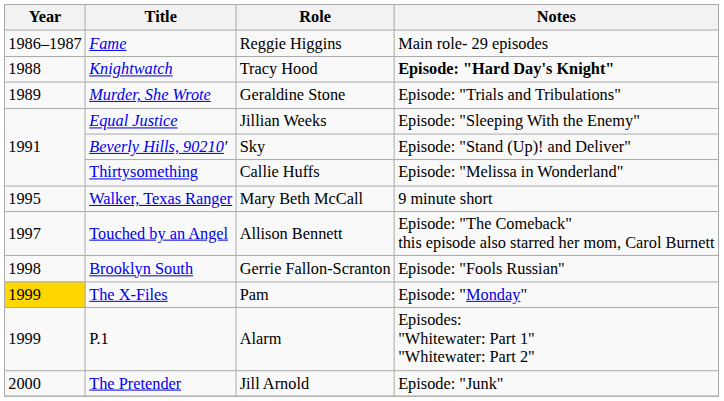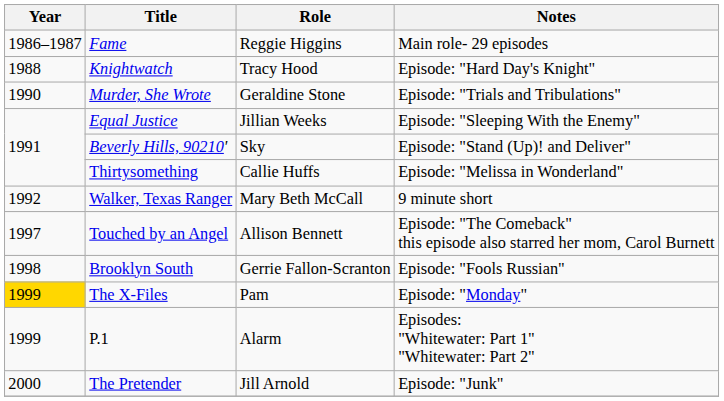(506, 69) bold -> (497, 69) normal
(25, 95) 1989 -> (25, 95) 1990
(25, 198) 1995 -> (25, 198) 1992
